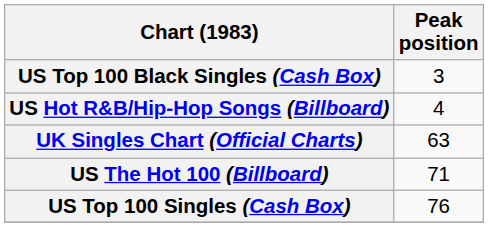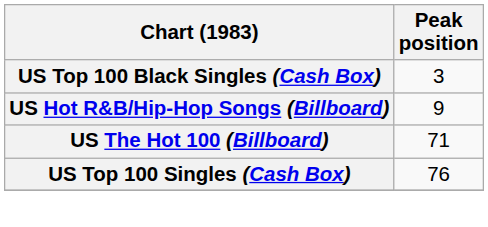(439, 108) 4 -> (439, 108) 9
- row: (199, 141)
